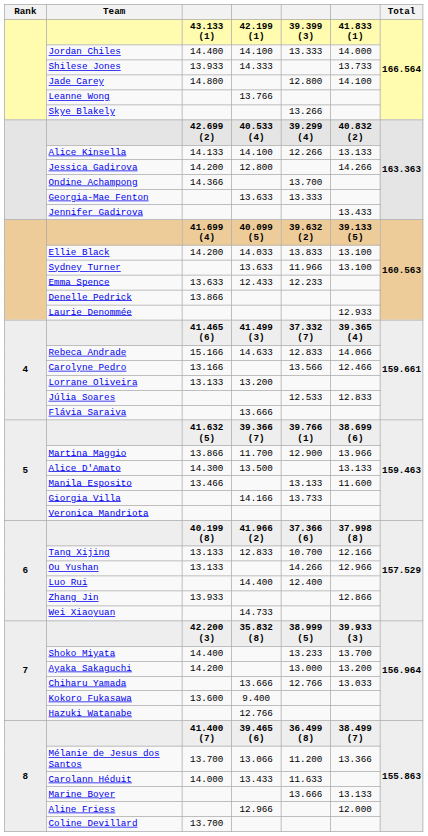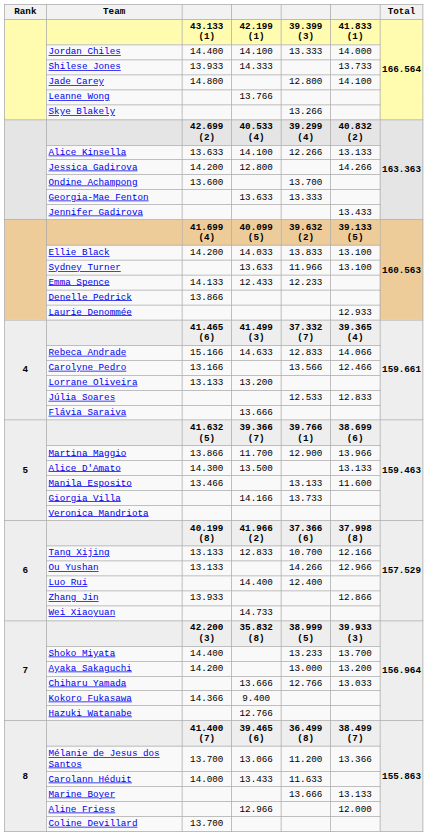(207, 153) 14.133 -> (207, 153) 13.633
(207, 183) 14.366 -> (207, 183) 13.600
(207, 283) 13.633 -> (207, 283) 14.133
(207, 699) 13.600 -> (207, 699) 14.366
